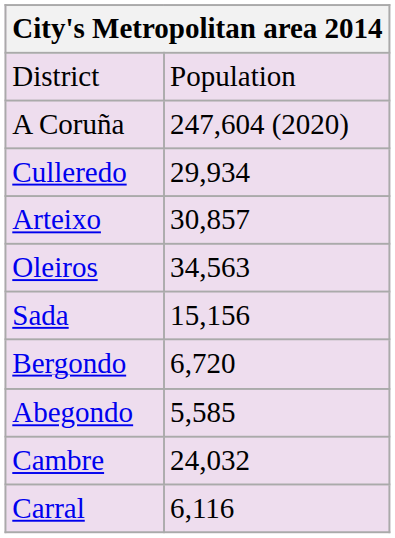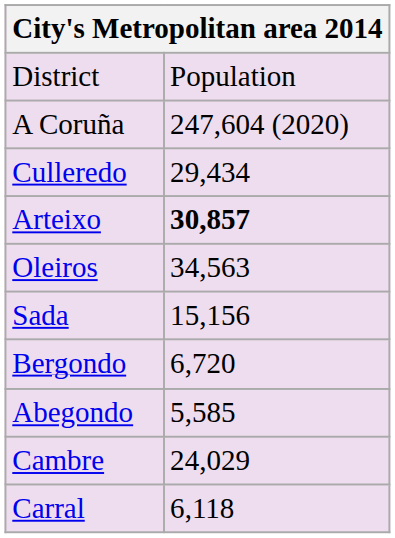(210, 172) 29,934 -> (210, 172) 29,434
(210, 220) normal -> (210, 220) bold
(210, 459) 24,032 -> (210, 459) 24,029
(202, 507) 6,116 -> (202, 507) 6,118
